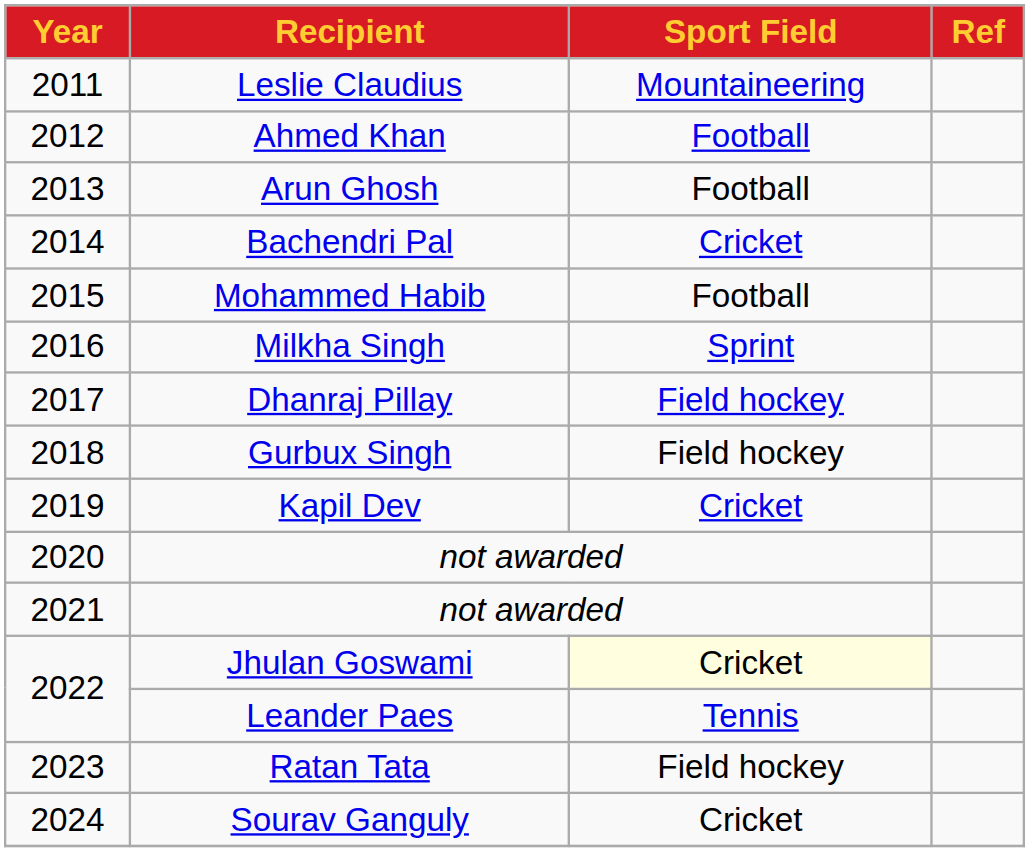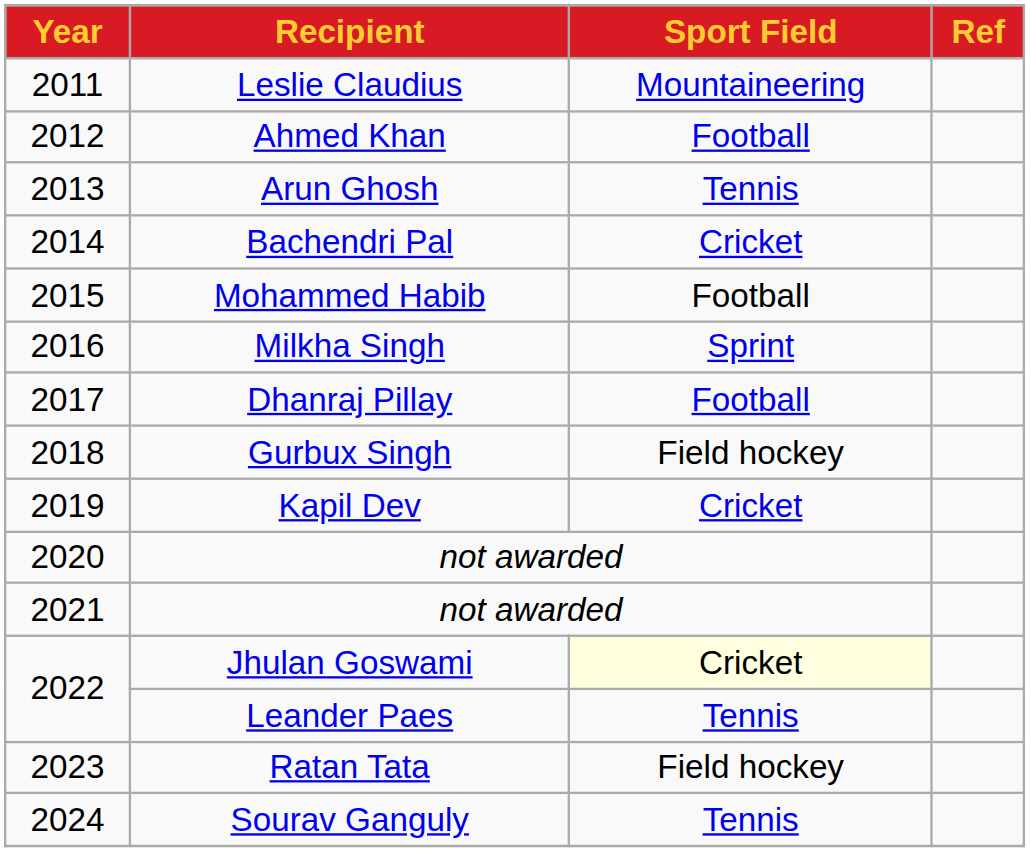(751, 189) Football -> (751, 189) Tennis
(751, 400) Field hockey -> (751, 400) Football
(751, 820) Cricket -> (751, 820) Tennis
